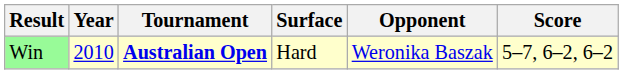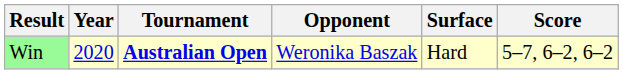columns swapped: (309, 20) <-> (422, 20)
(94, 52) 2010 -> (94, 52) 2020
